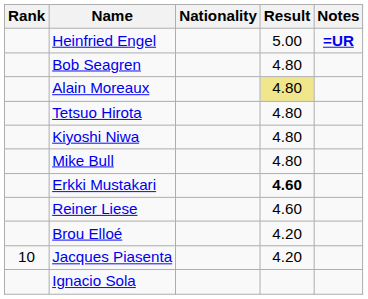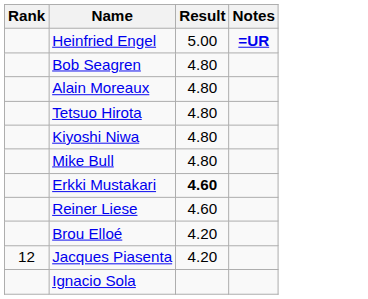- column: (218, 16)
(287, 88) khaki background -> (202, 88) no background
(27, 257) 10 -> (27, 257) 12
